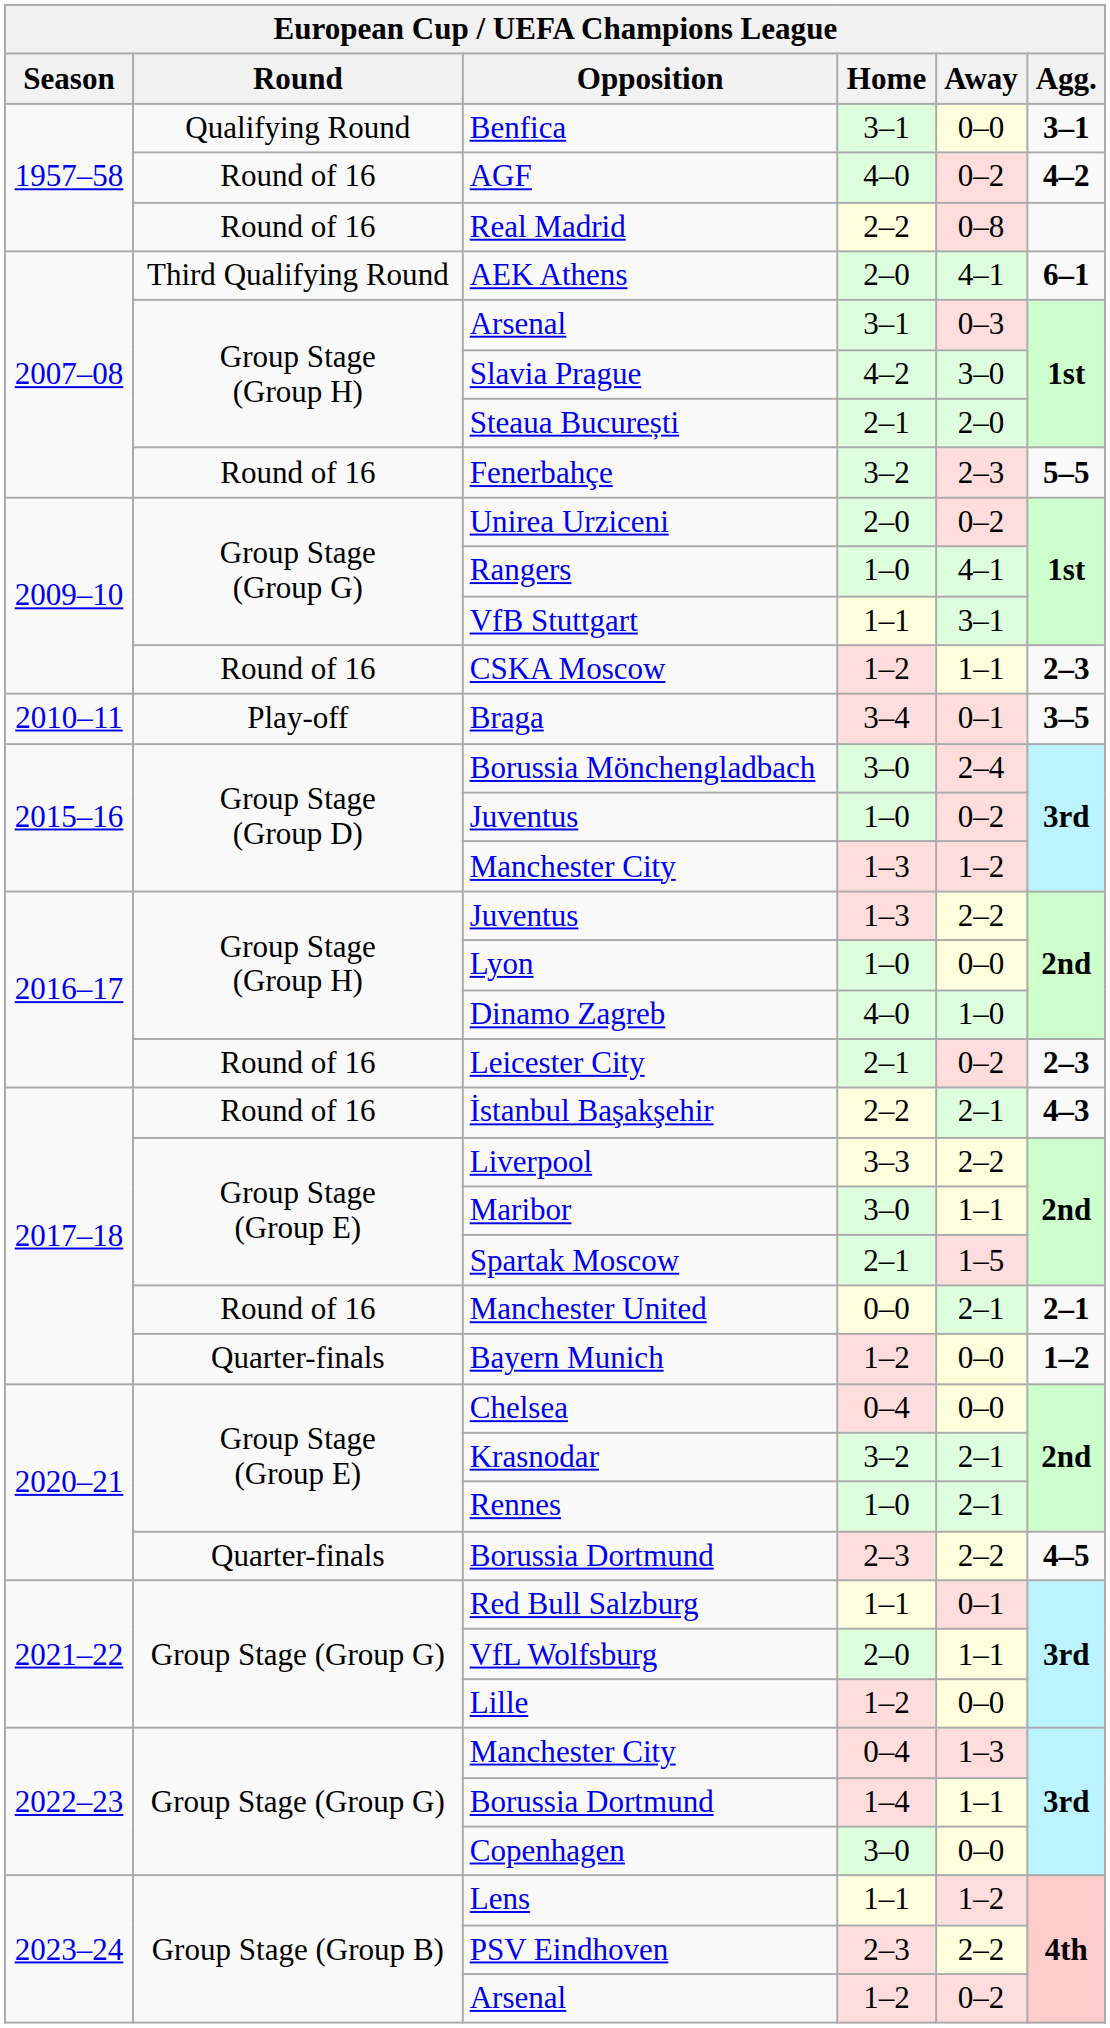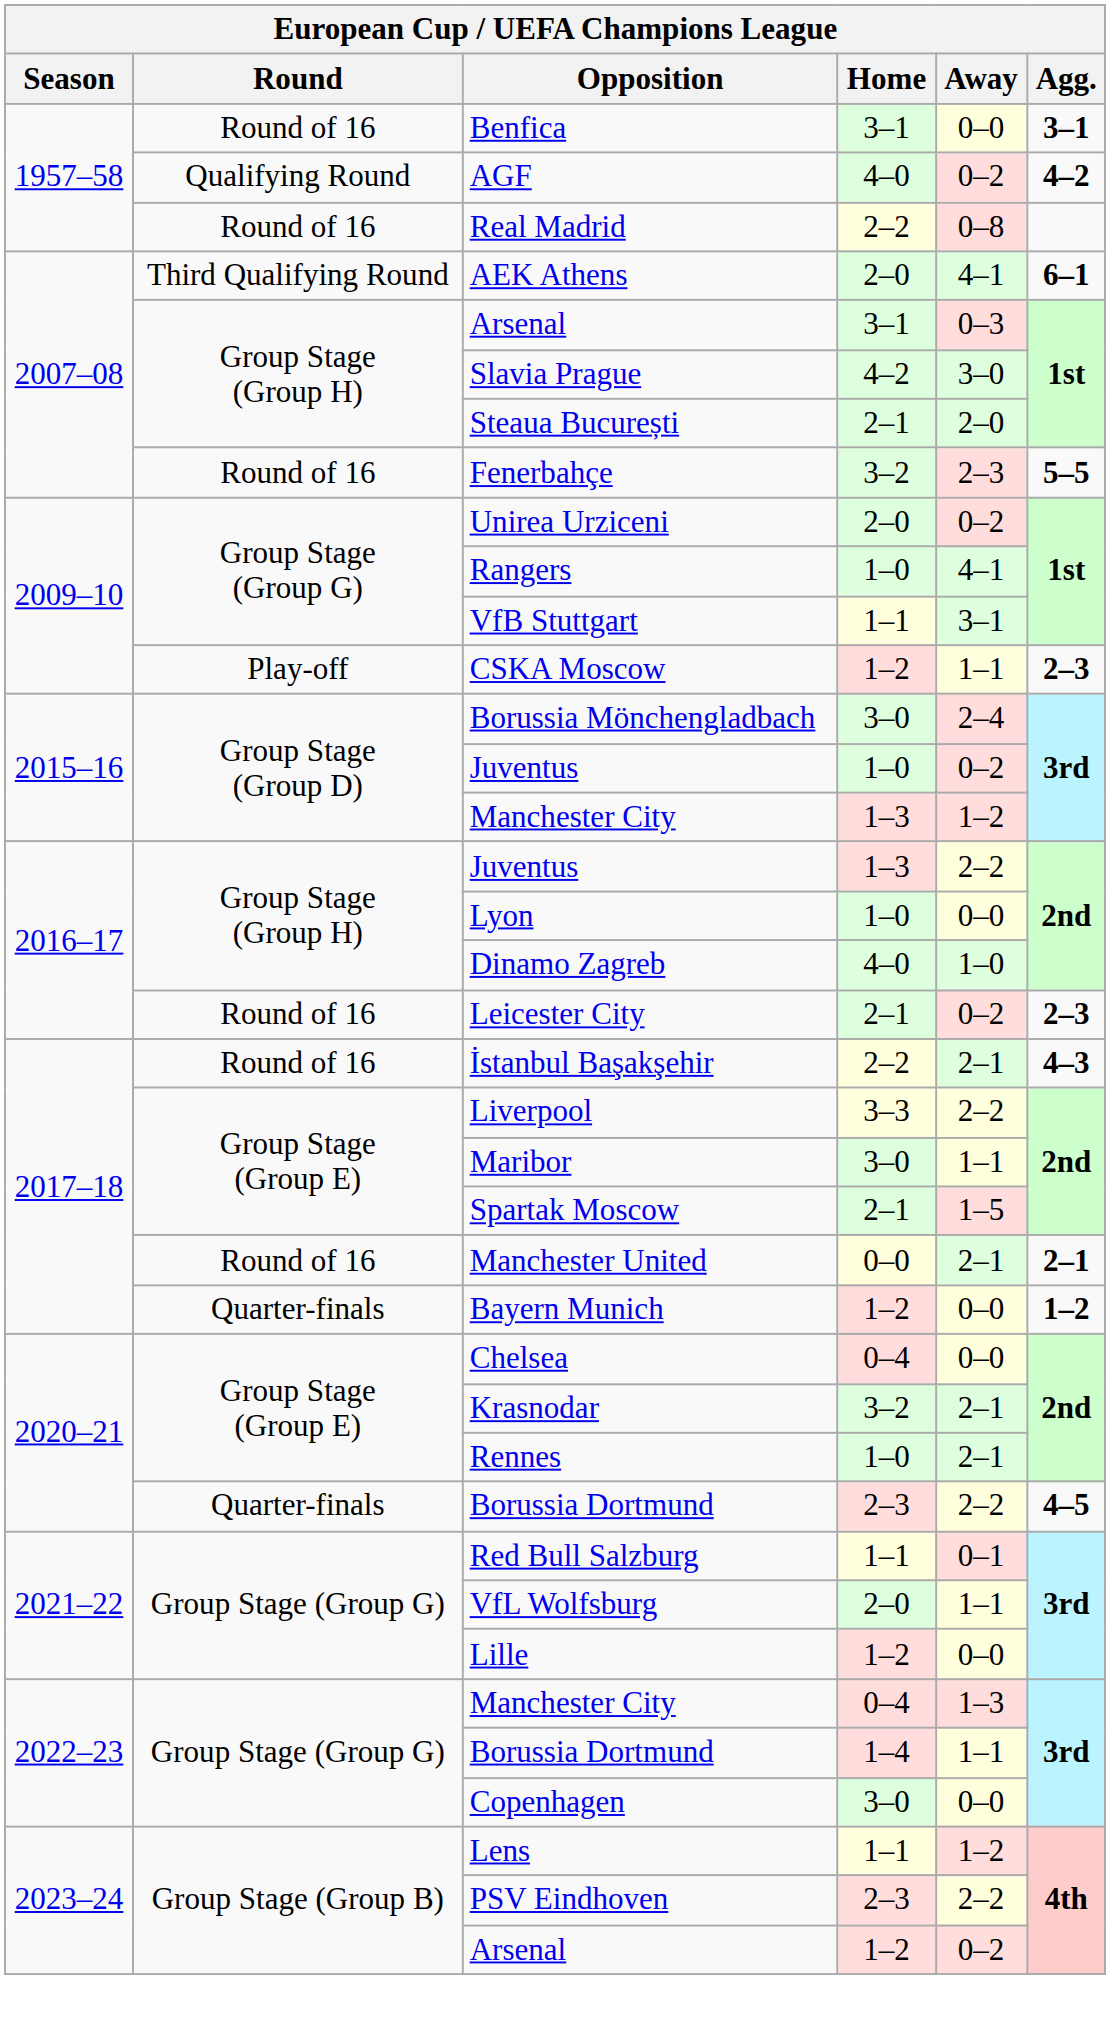(298, 127) Qualifying Round -> (298, 127) Round of 16
(298, 176) Round of 16 -> (298, 176) Qualifying Round
(298, 669) Round of 16 -> (298, 669) Play-off
- row: (507, 718)
